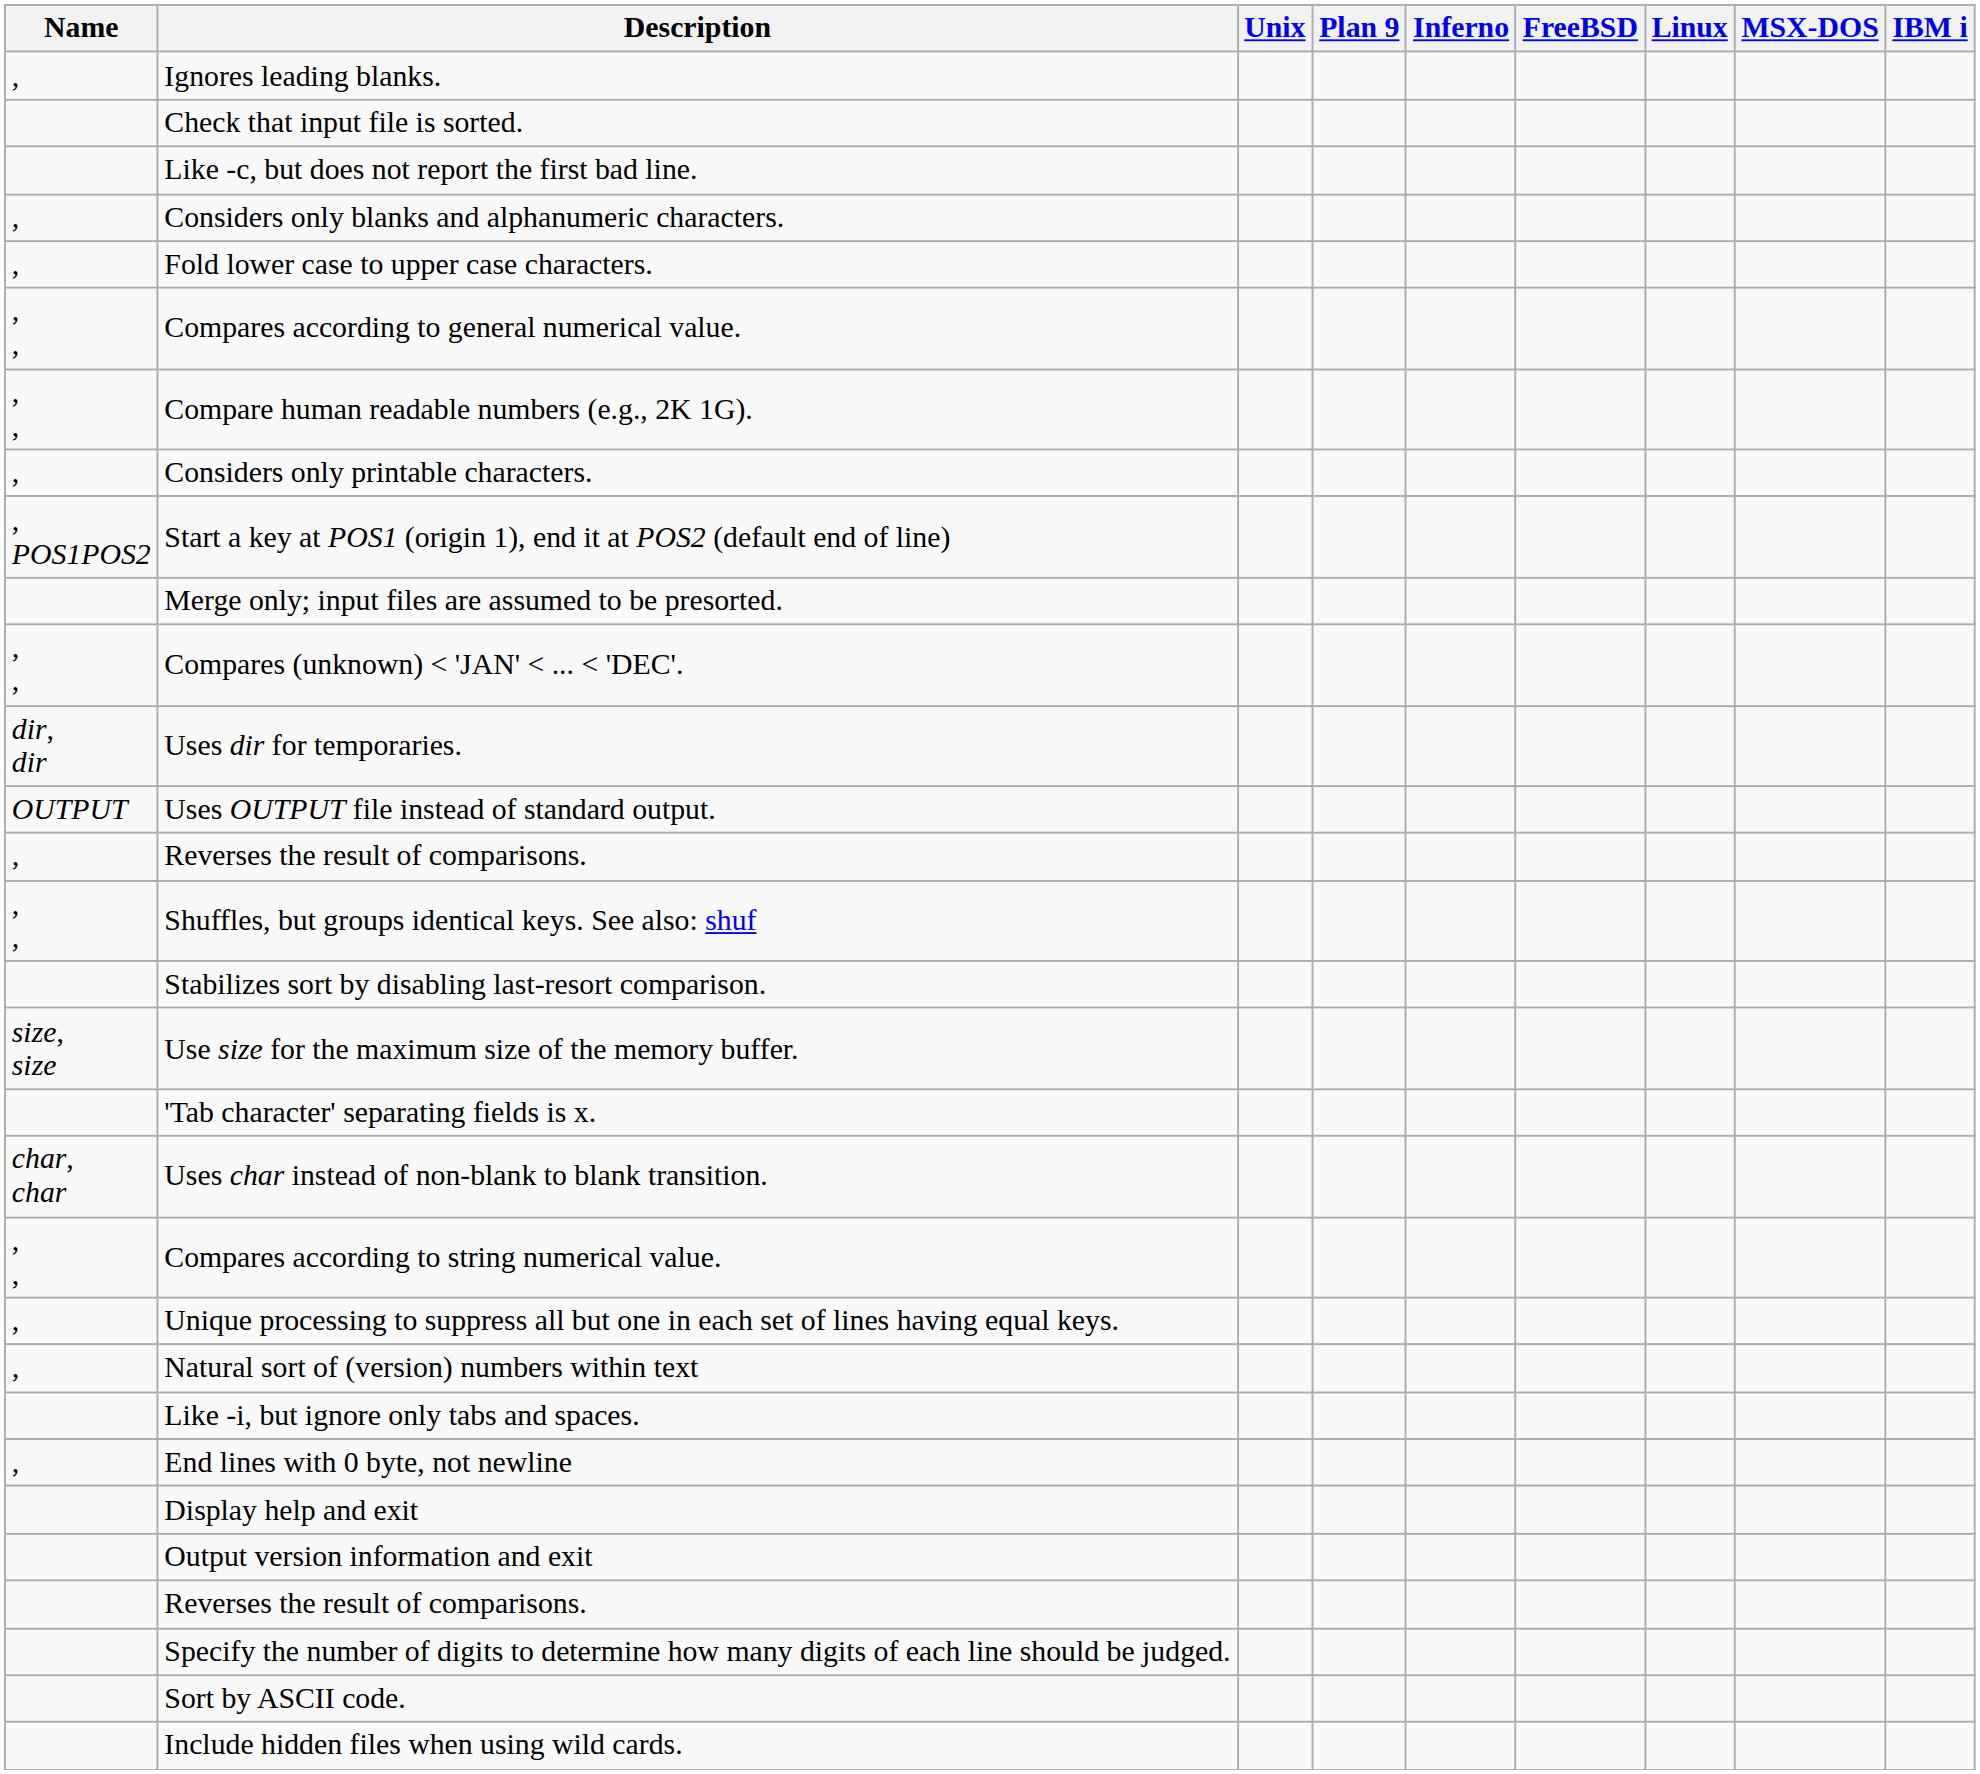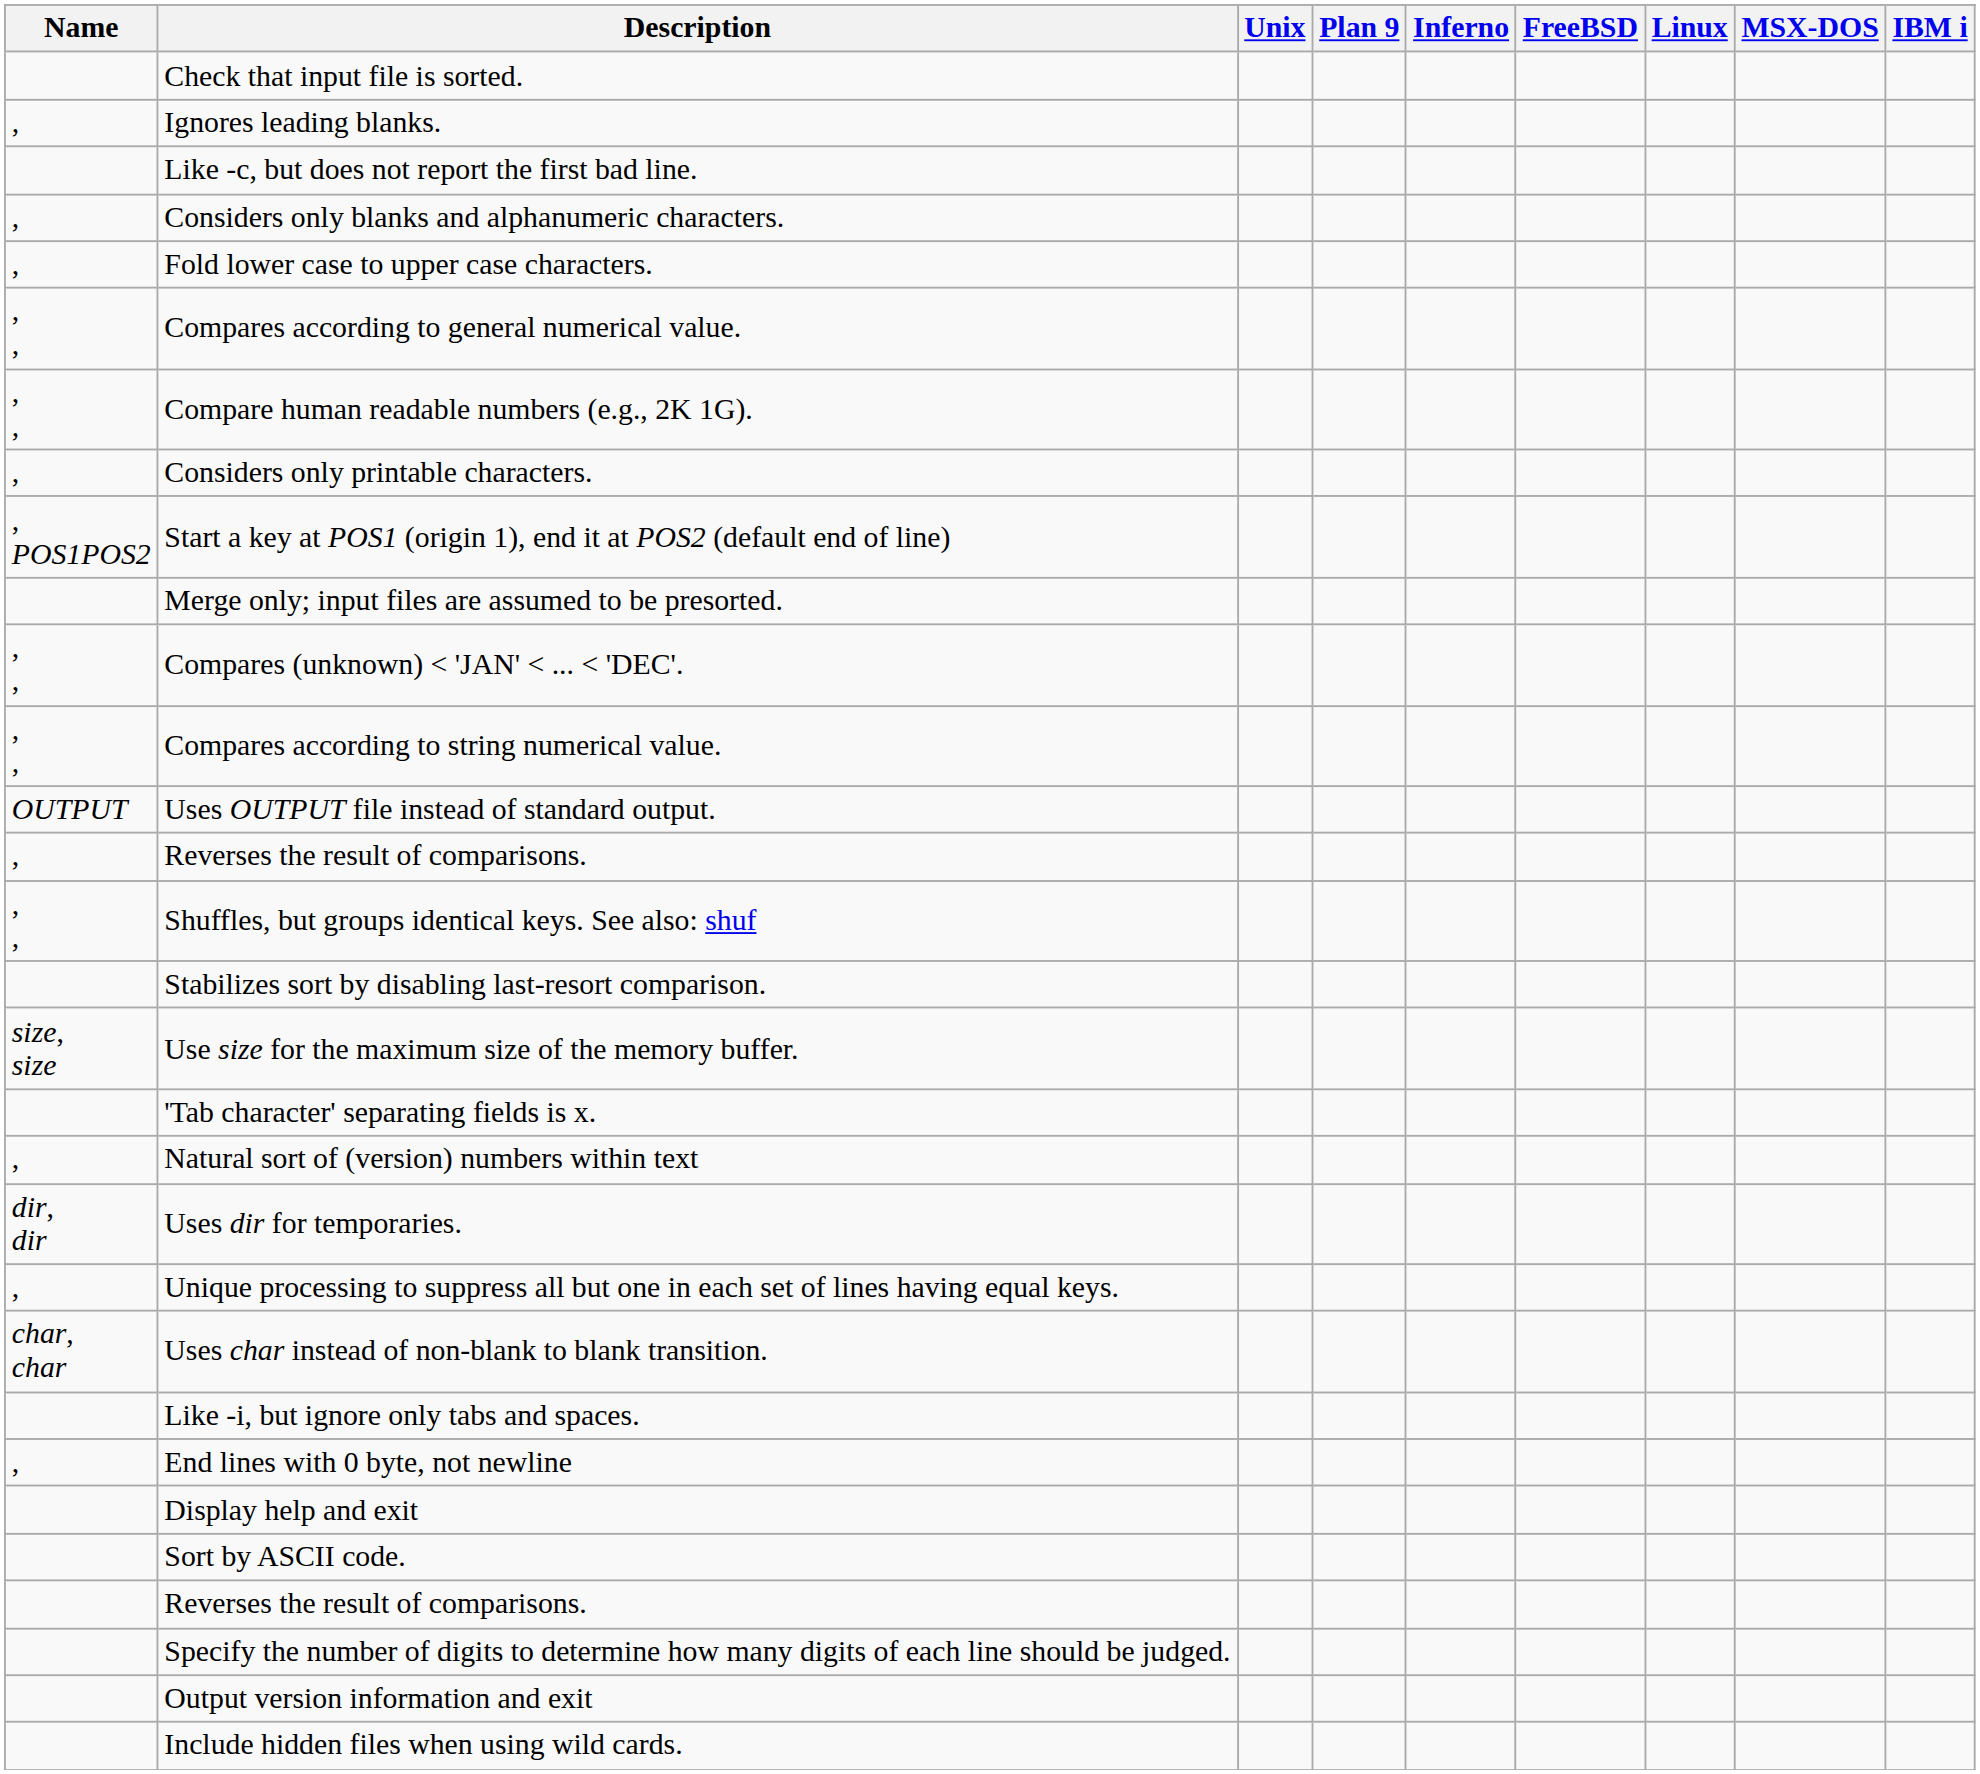rows swapped: (16, 75) <-> (81, 123)
rows swapped: (16, 1256) <-> (33, 745)
rows swapped: (43, 1175) <-> (16, 1367)
rows swapped: (81, 1557) <-> (81, 1699)
